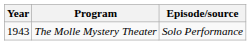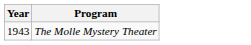- column: (202, 13)
